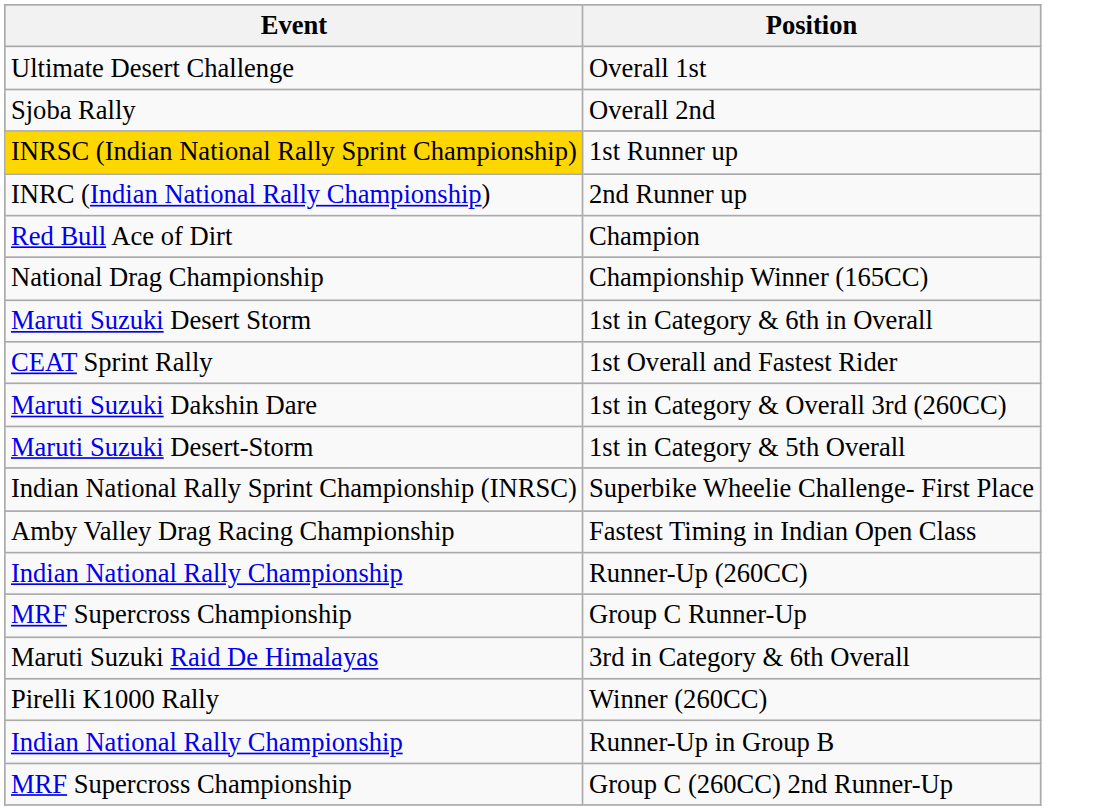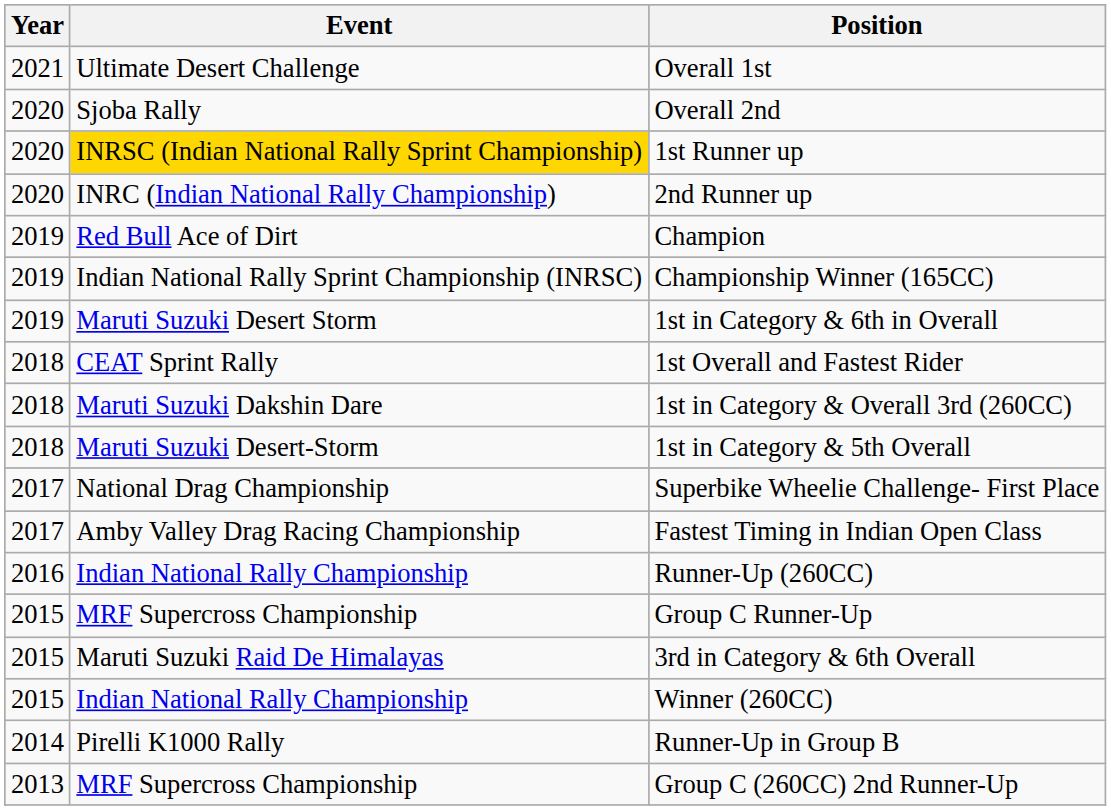+ column: (37, 25)
(167, 278) National Drag Championship -> (359, 278) Indian National Rally Sprint Championship (INRSC)
(294, 488) Indian National Rally Sprint Championship (INRSC) -> (233, 488) National Drag Championship
(115, 699) Pirelli K1000 Rally -> (272, 699) Indian National Rally Championship
(207, 741) Indian National Rally Championship -> (180, 741) Pirelli K1000 Rally
